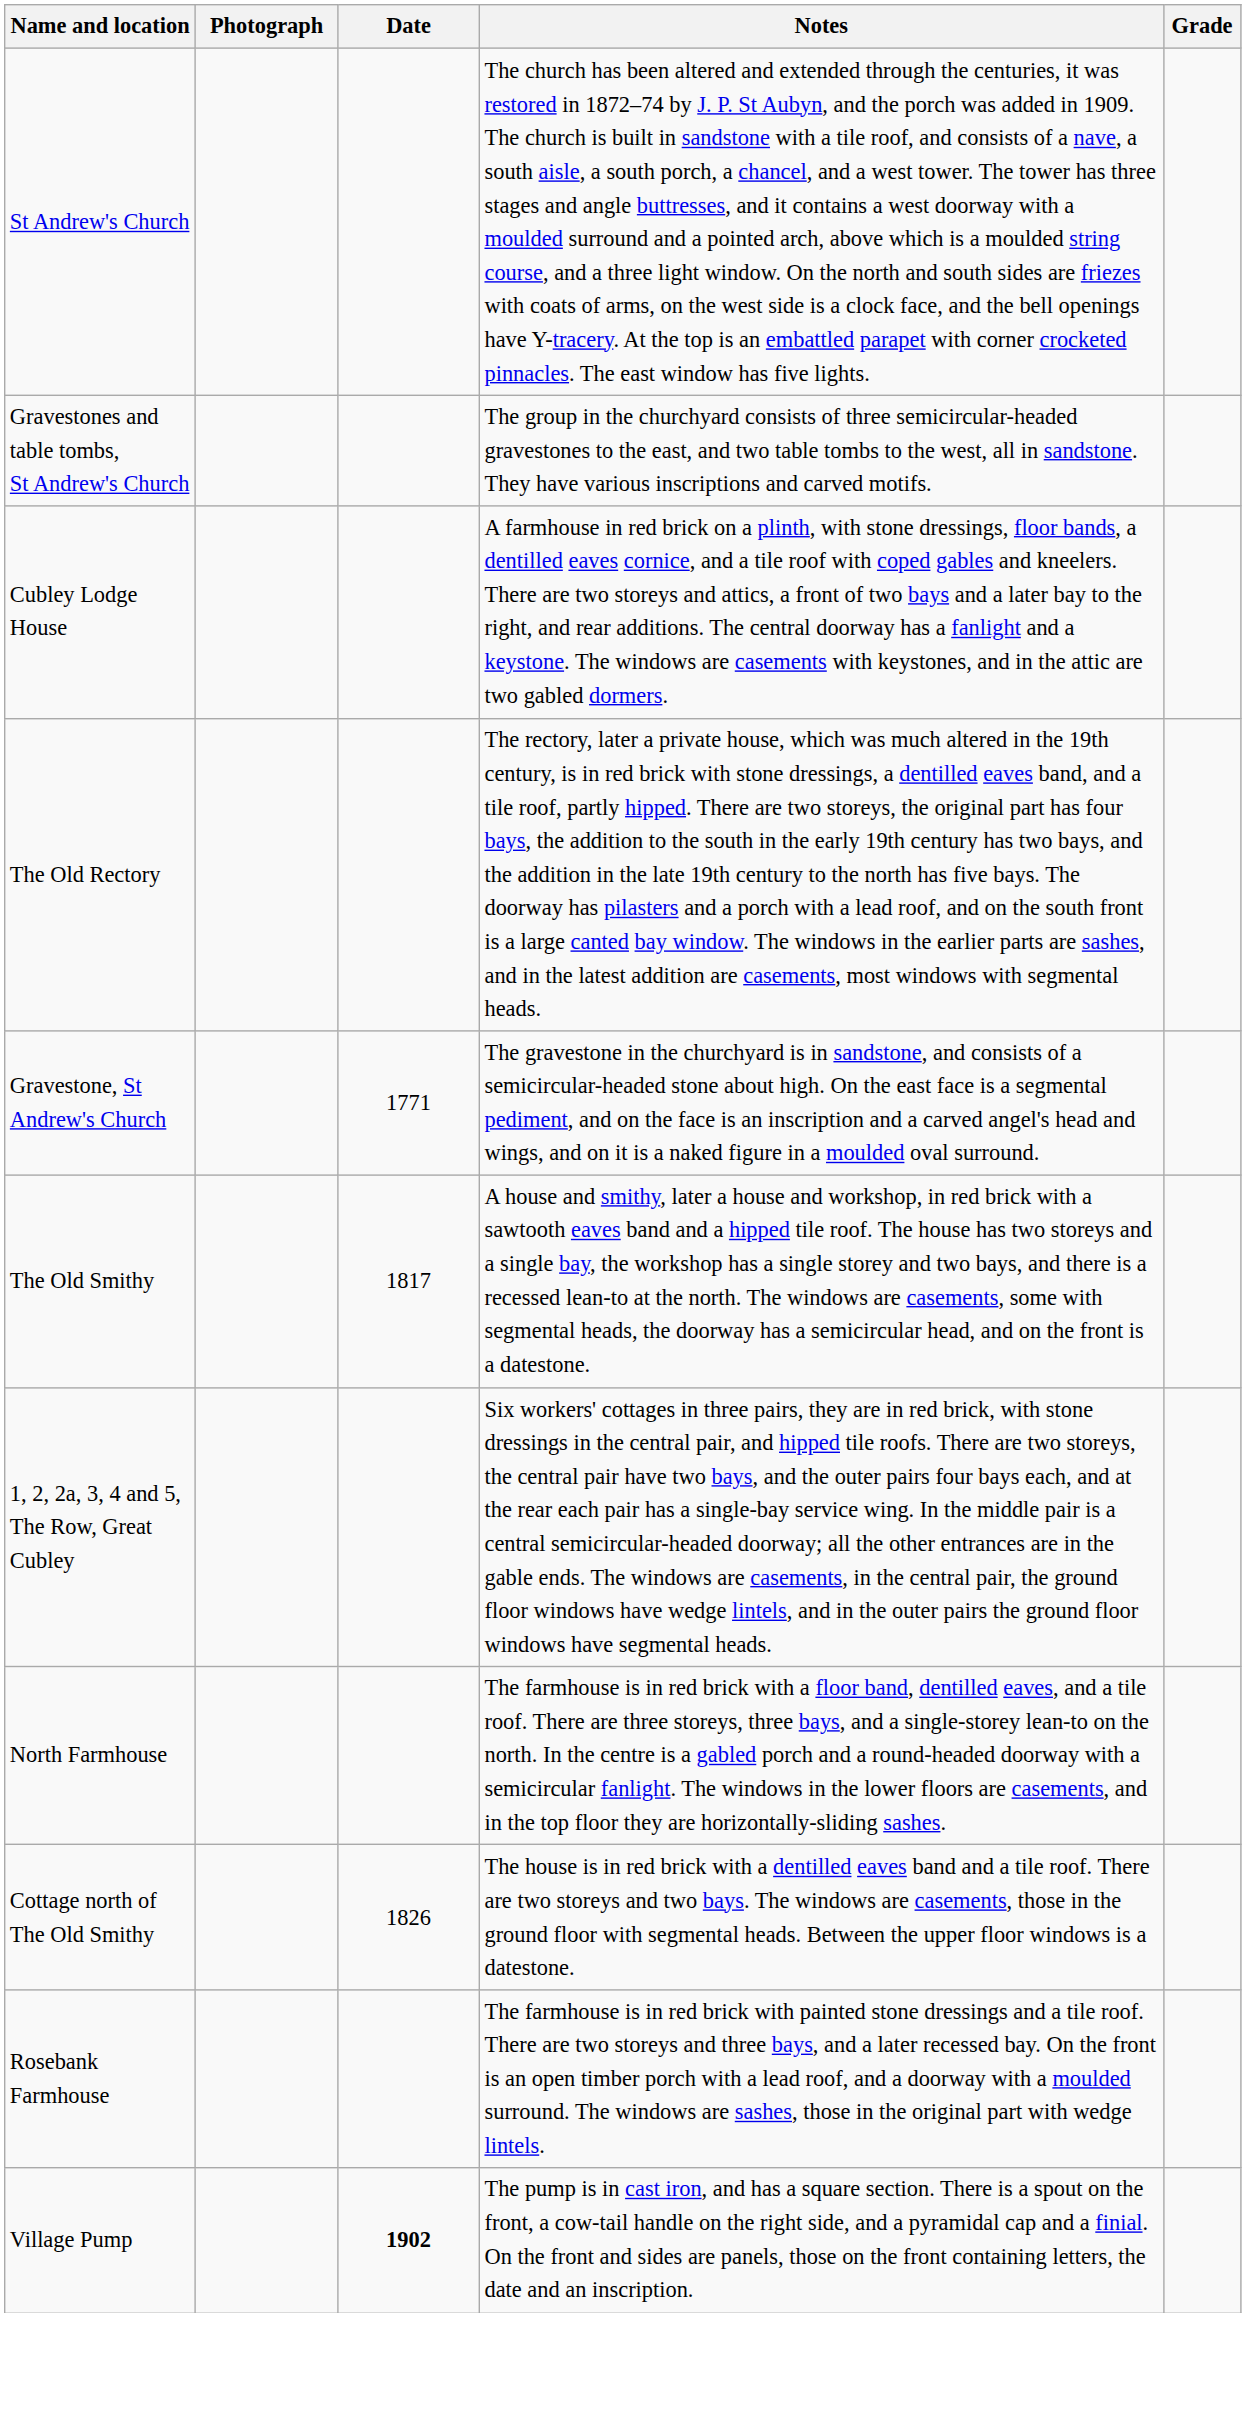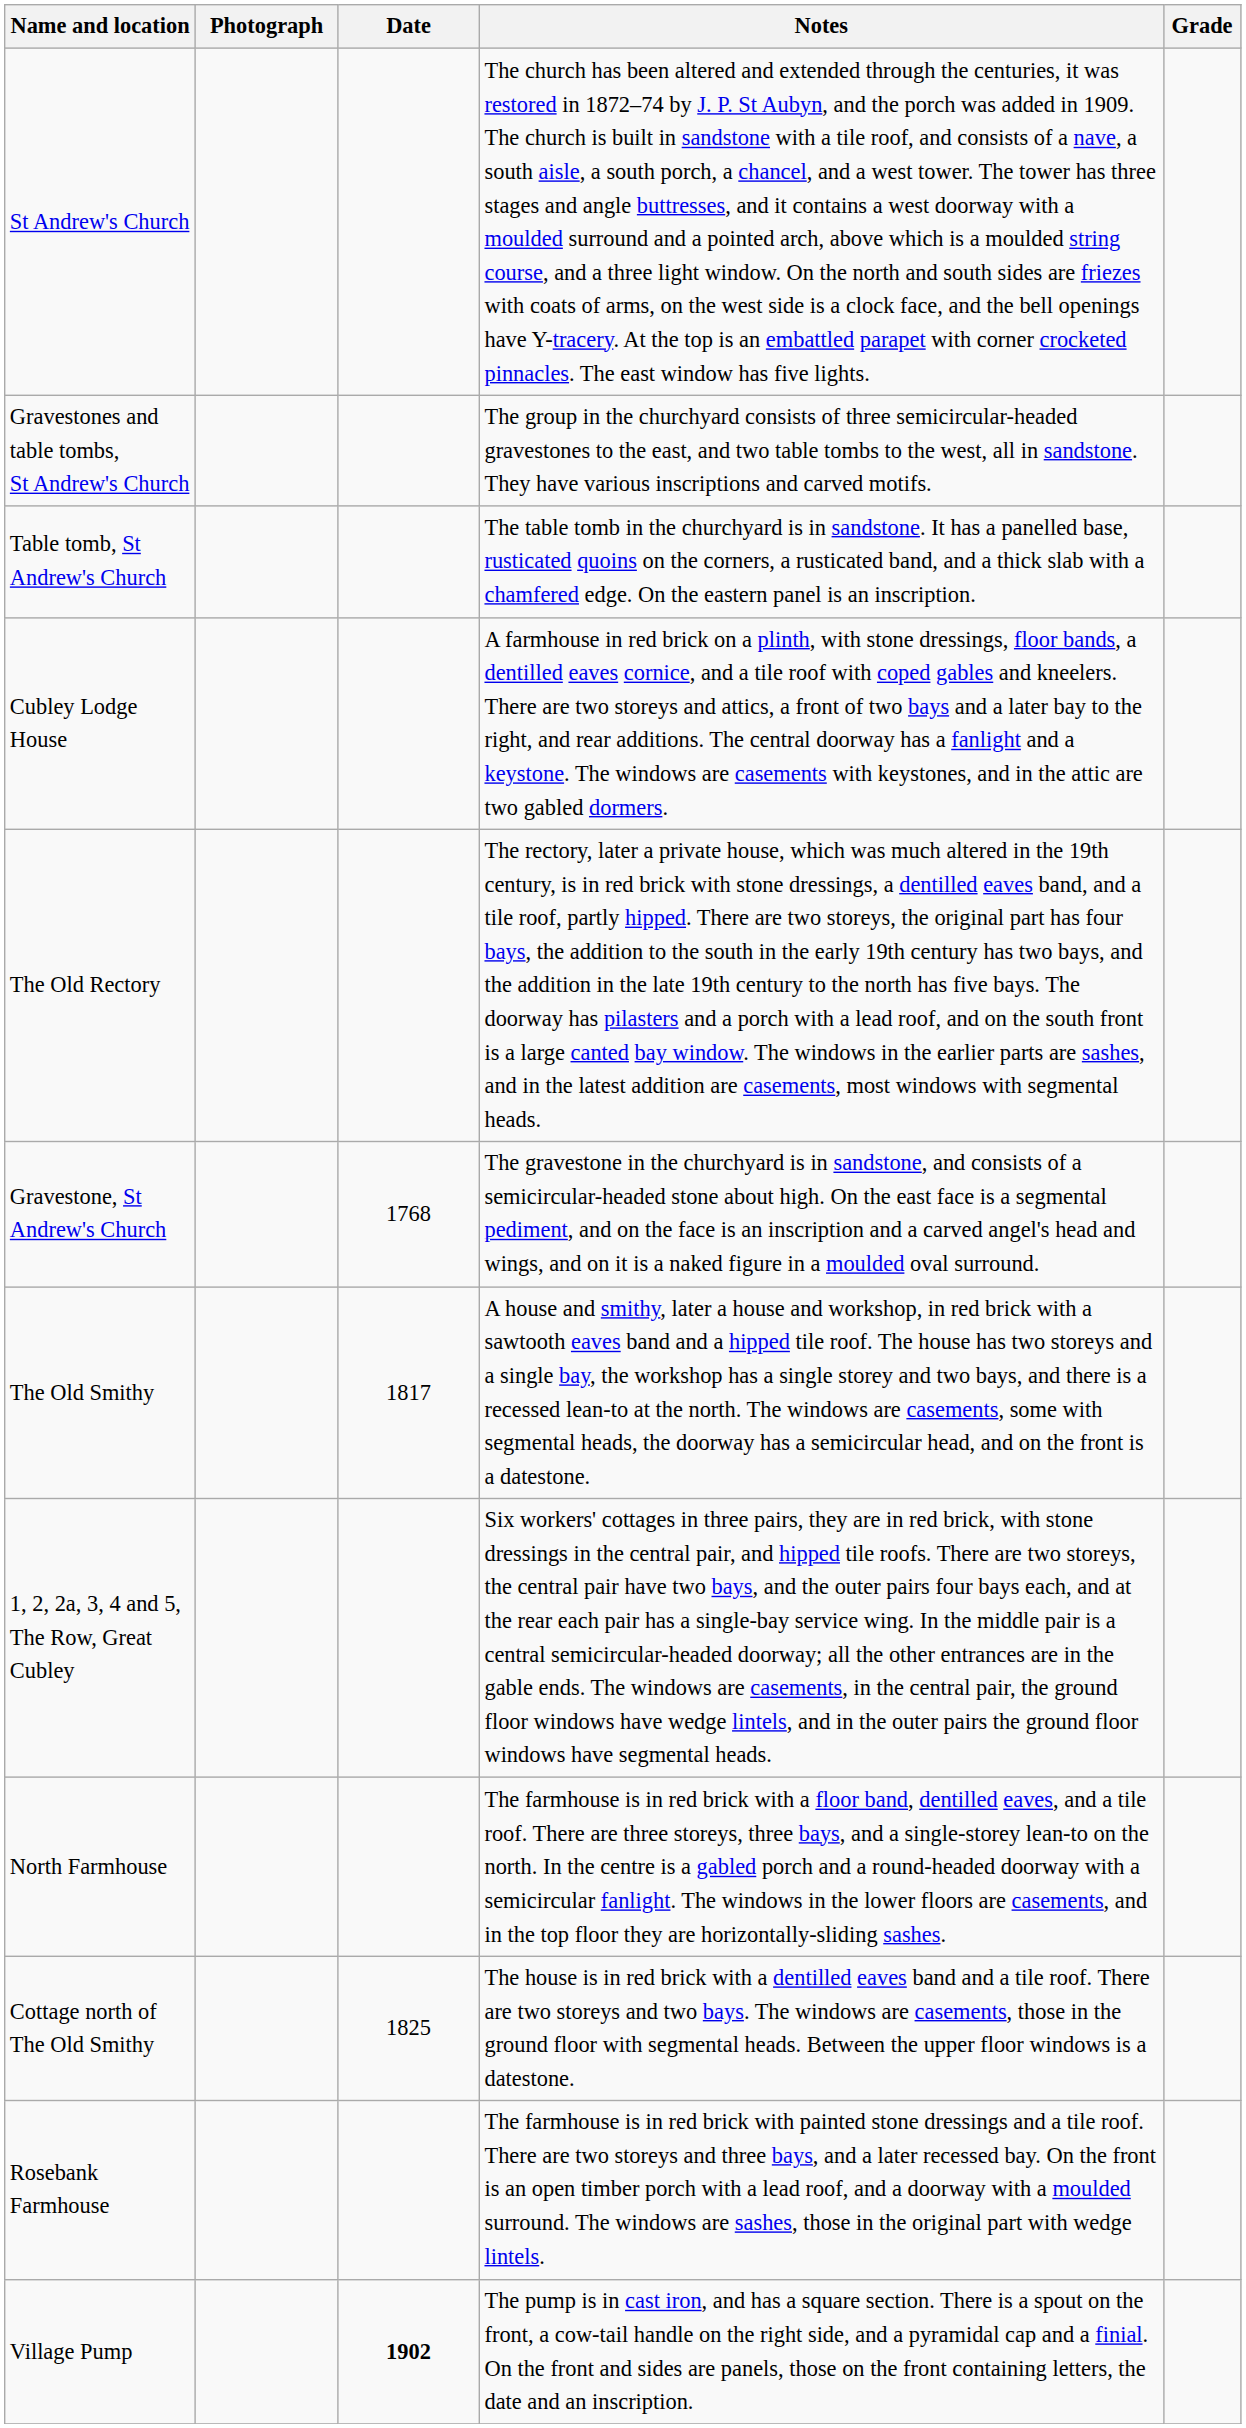+ row: (88, 561)
(409, 1102) 1771 -> (409, 1214) 1768
(409, 1916) 1826 -> (409, 2028) 1825
